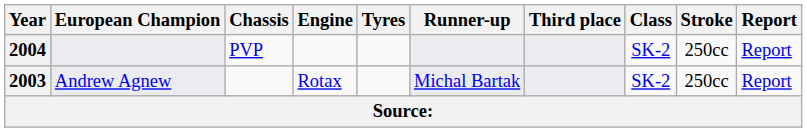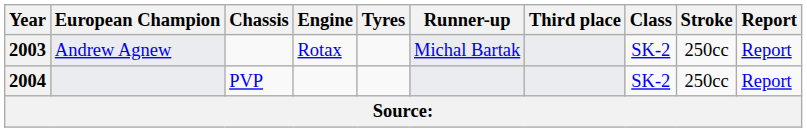rows swapped: (28, 80) <-> (28, 49)
